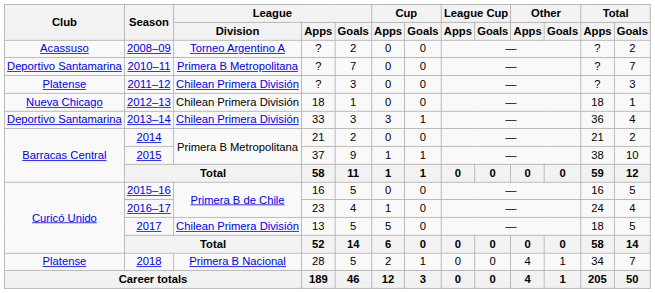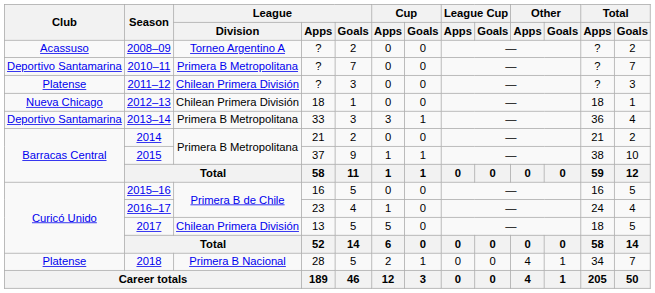(238, 120) Chilean Primera División -> (238, 120) Primera B Metropolitana
